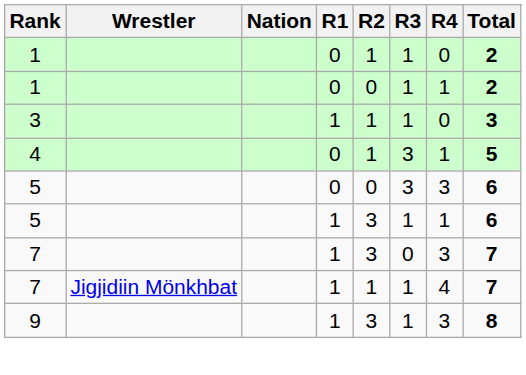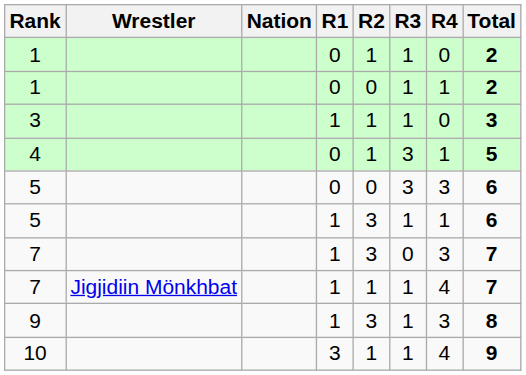+ row: (35, 353)
